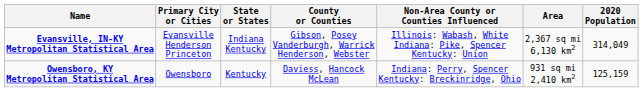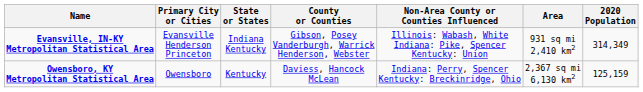(553, 44) 2,367 sq mi 6,130 km2 -> (553, 44) 931 sq mi 2,410 km2
(610, 44) 314,049 -> (610, 44) 314,349
(553, 74) 931 sq mi 2,410 km2 -> (553, 74) 2,367 sq mi 6,130 km2
